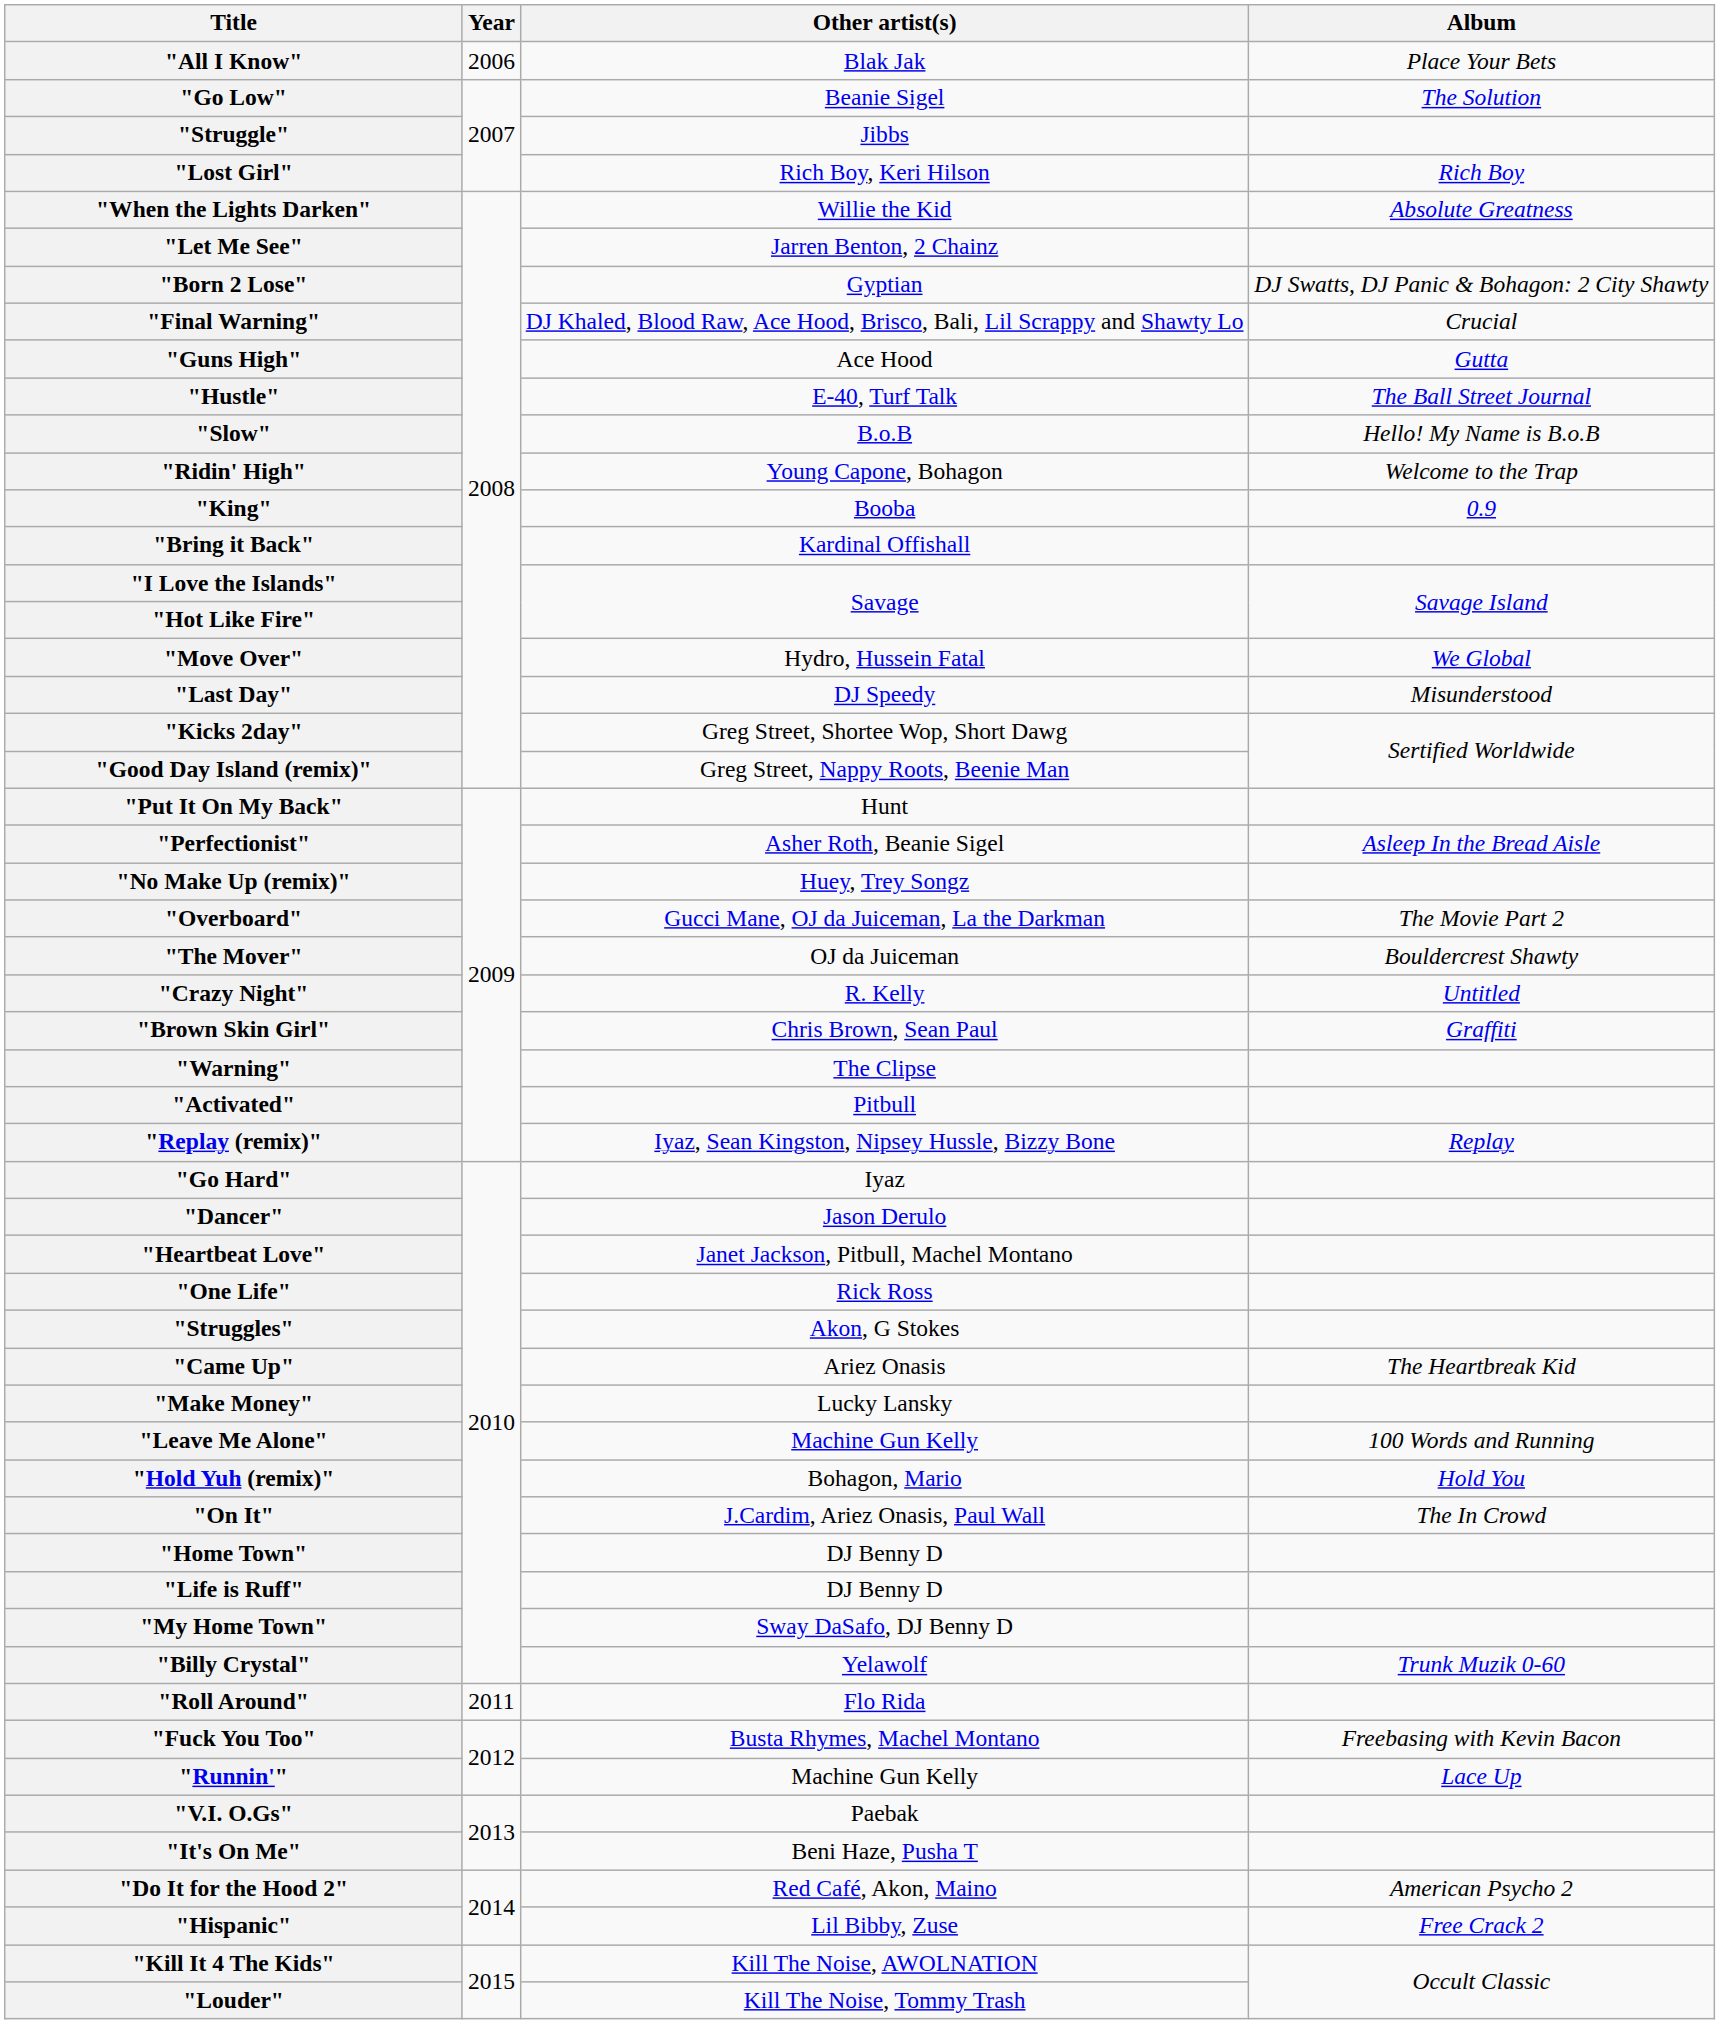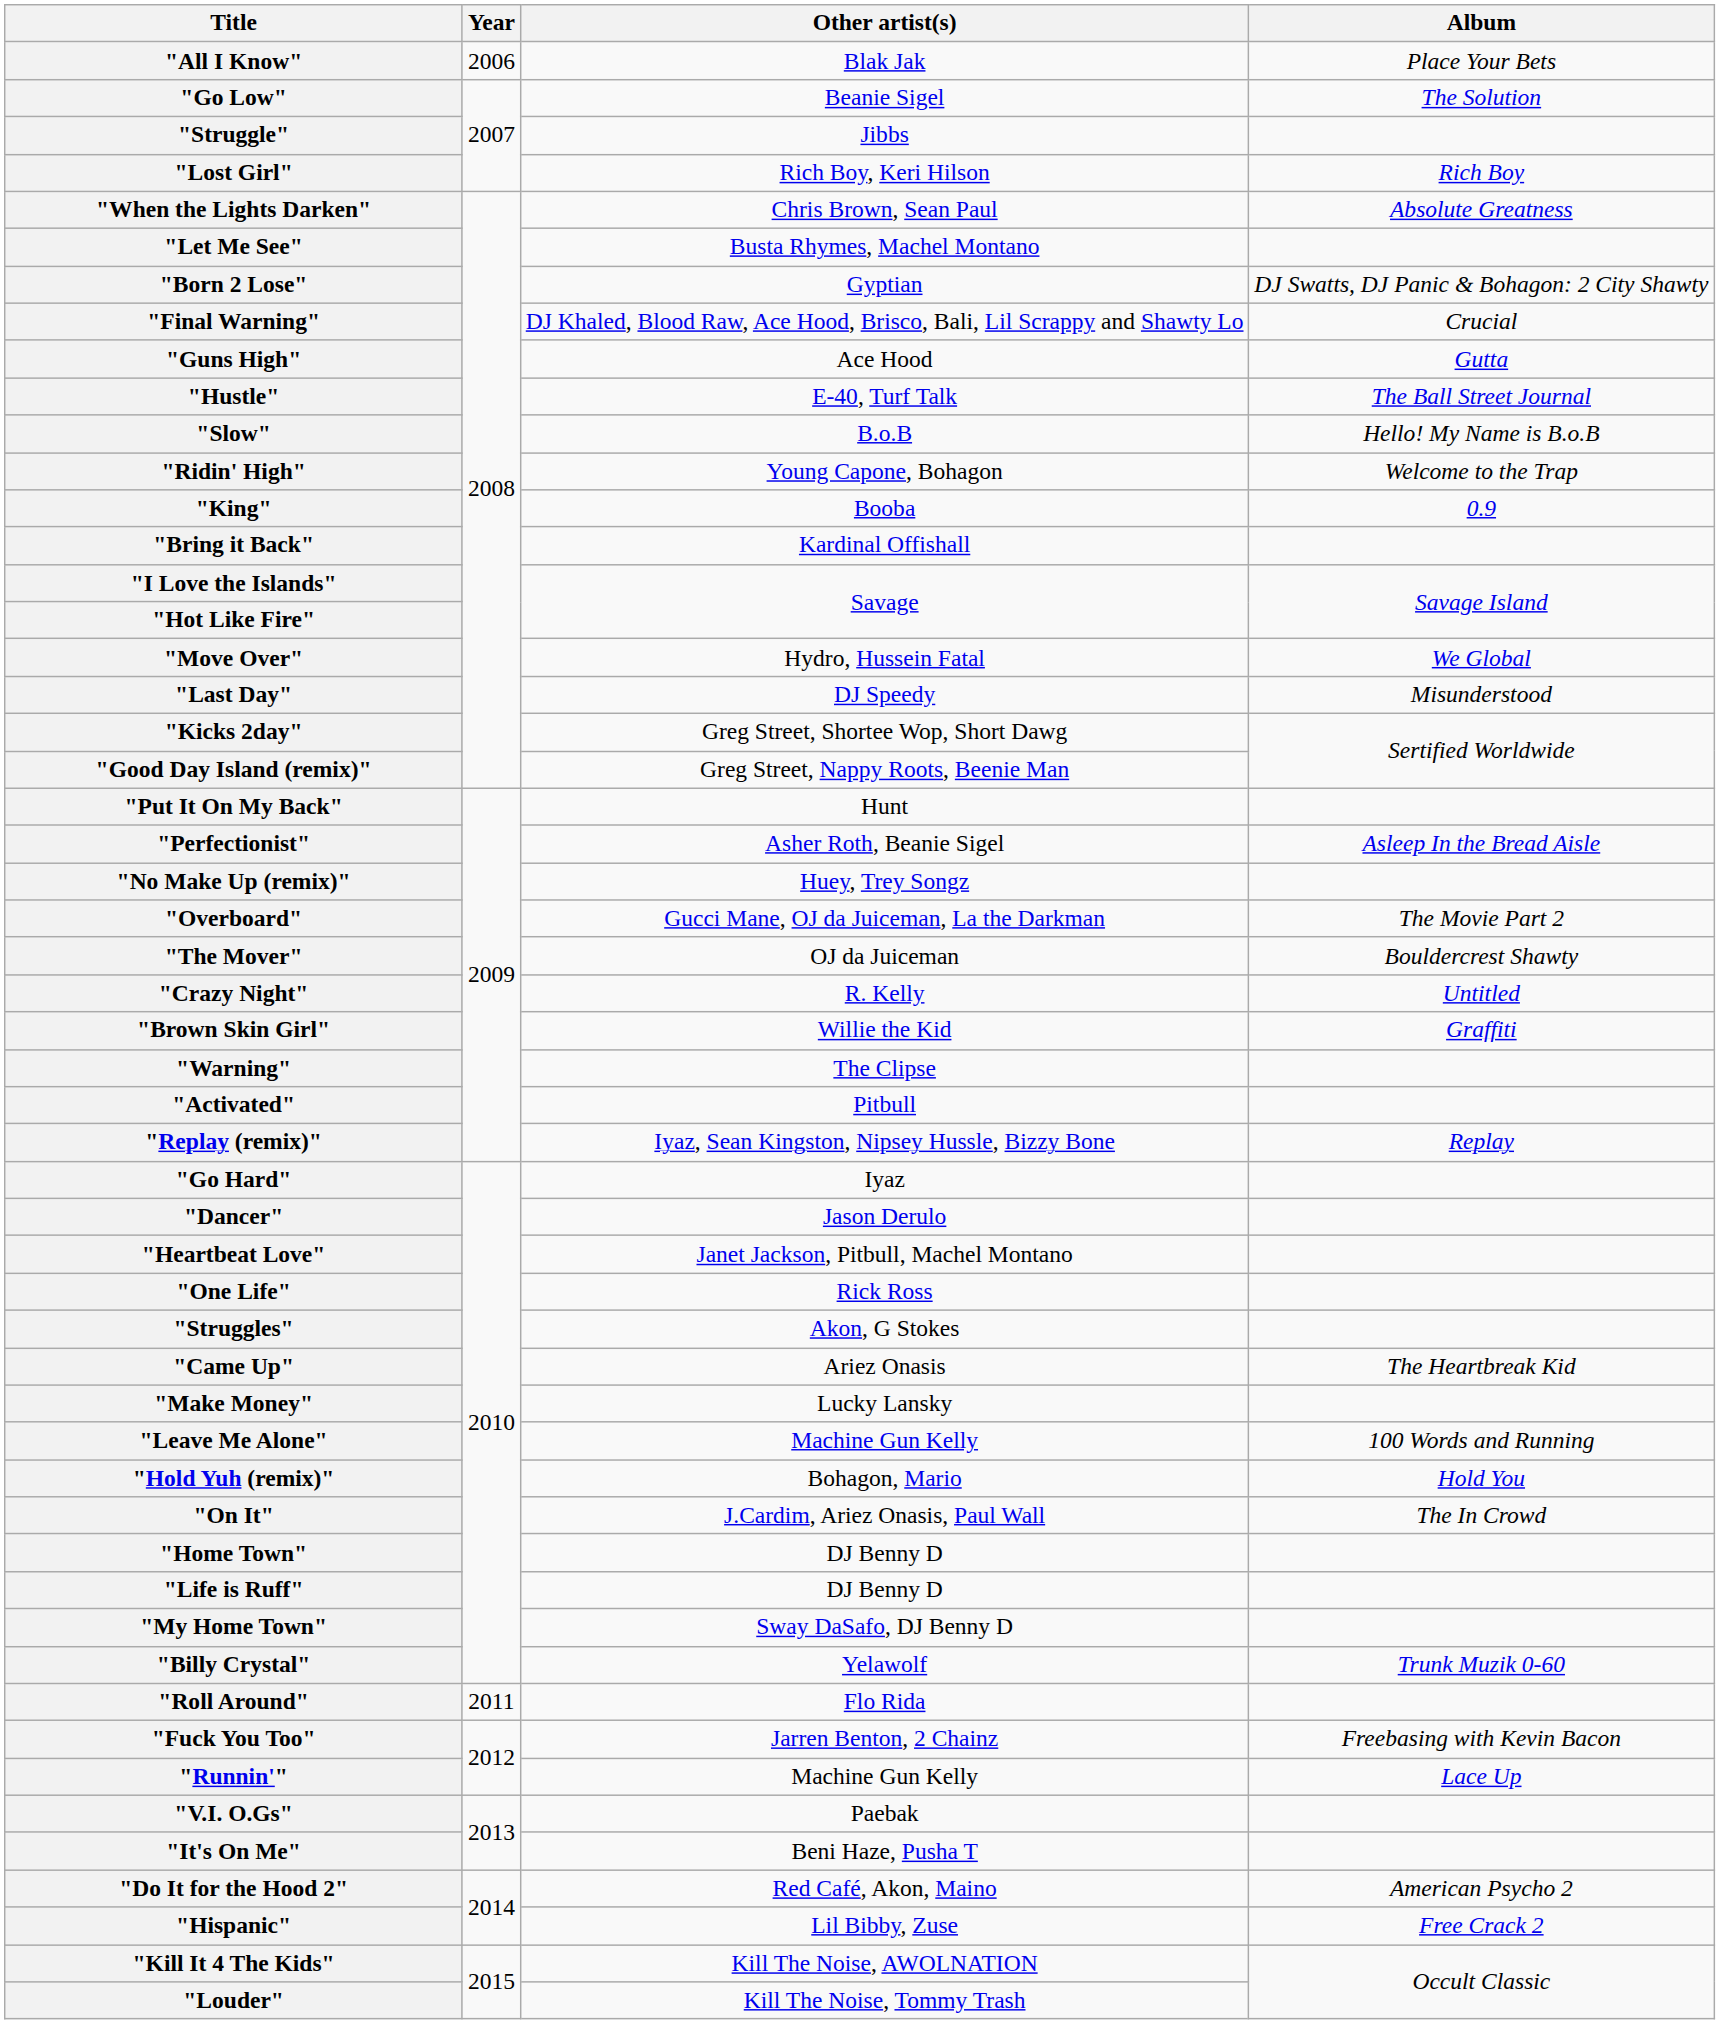(885, 209) Willie the Kid -> (885, 209) Chris Brown, Sean Paul
(885, 246) Jarren Benton, 2 Chainz -> (885, 246) Busta Rhymes, Machel Montano
(885, 1030) Chris Brown, Sean Paul -> (885, 1030) Willie the Kid
(885, 1739) Busta Rhymes, Machel Montano -> (885, 1739) Jarren Benton, 2 Chainz
